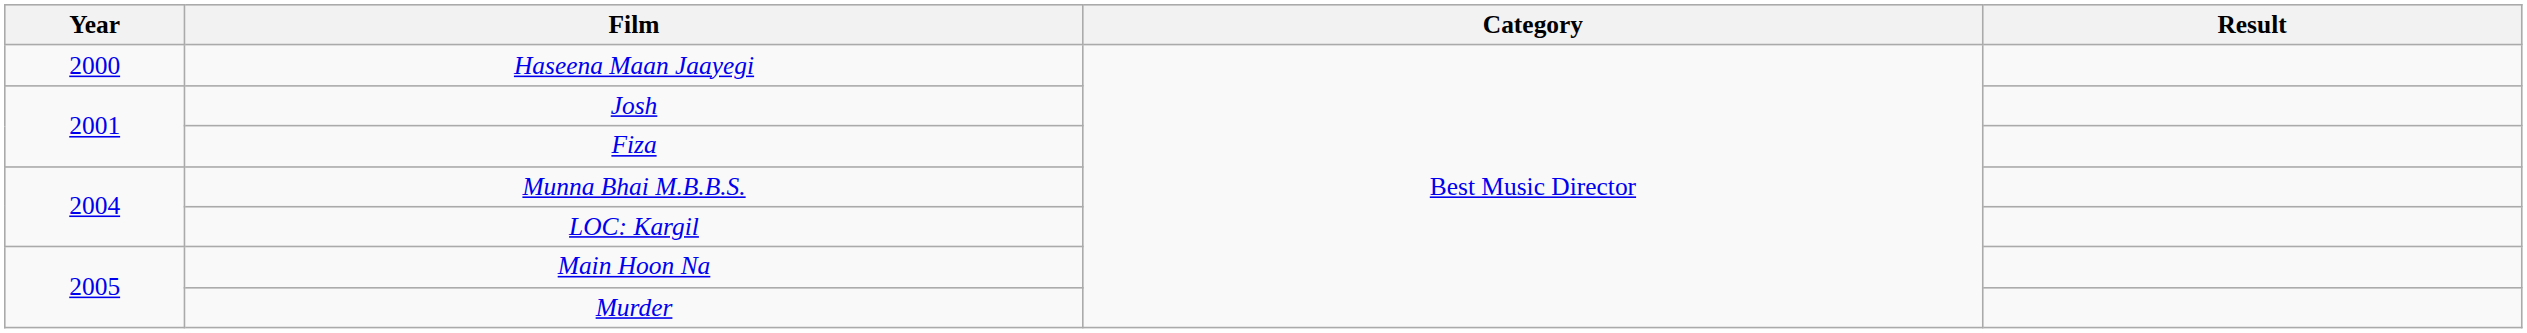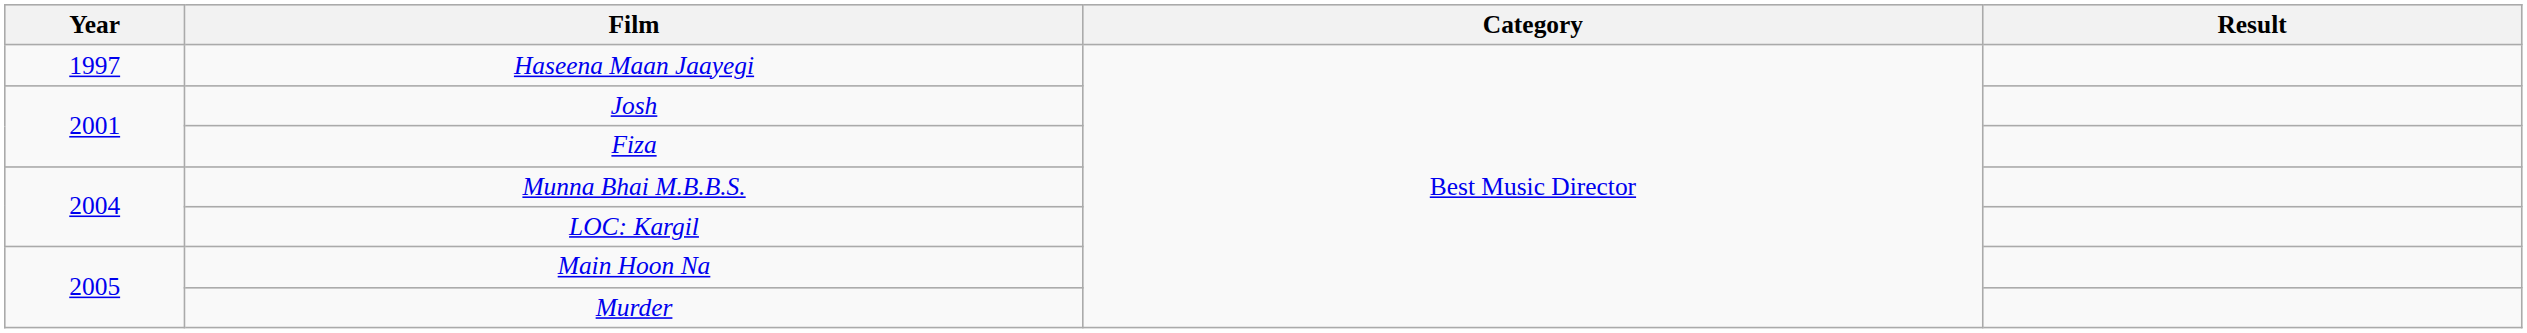(95, 65) 2000 -> (95, 65) 1997
